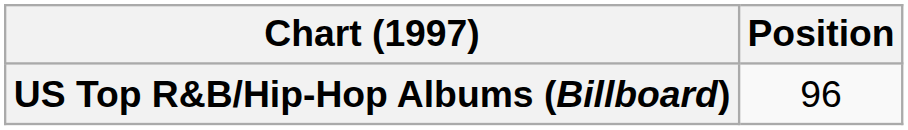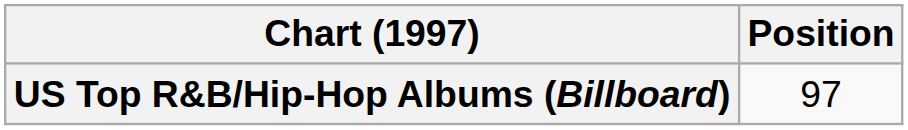(821, 93) 96 -> (821, 93) 97
